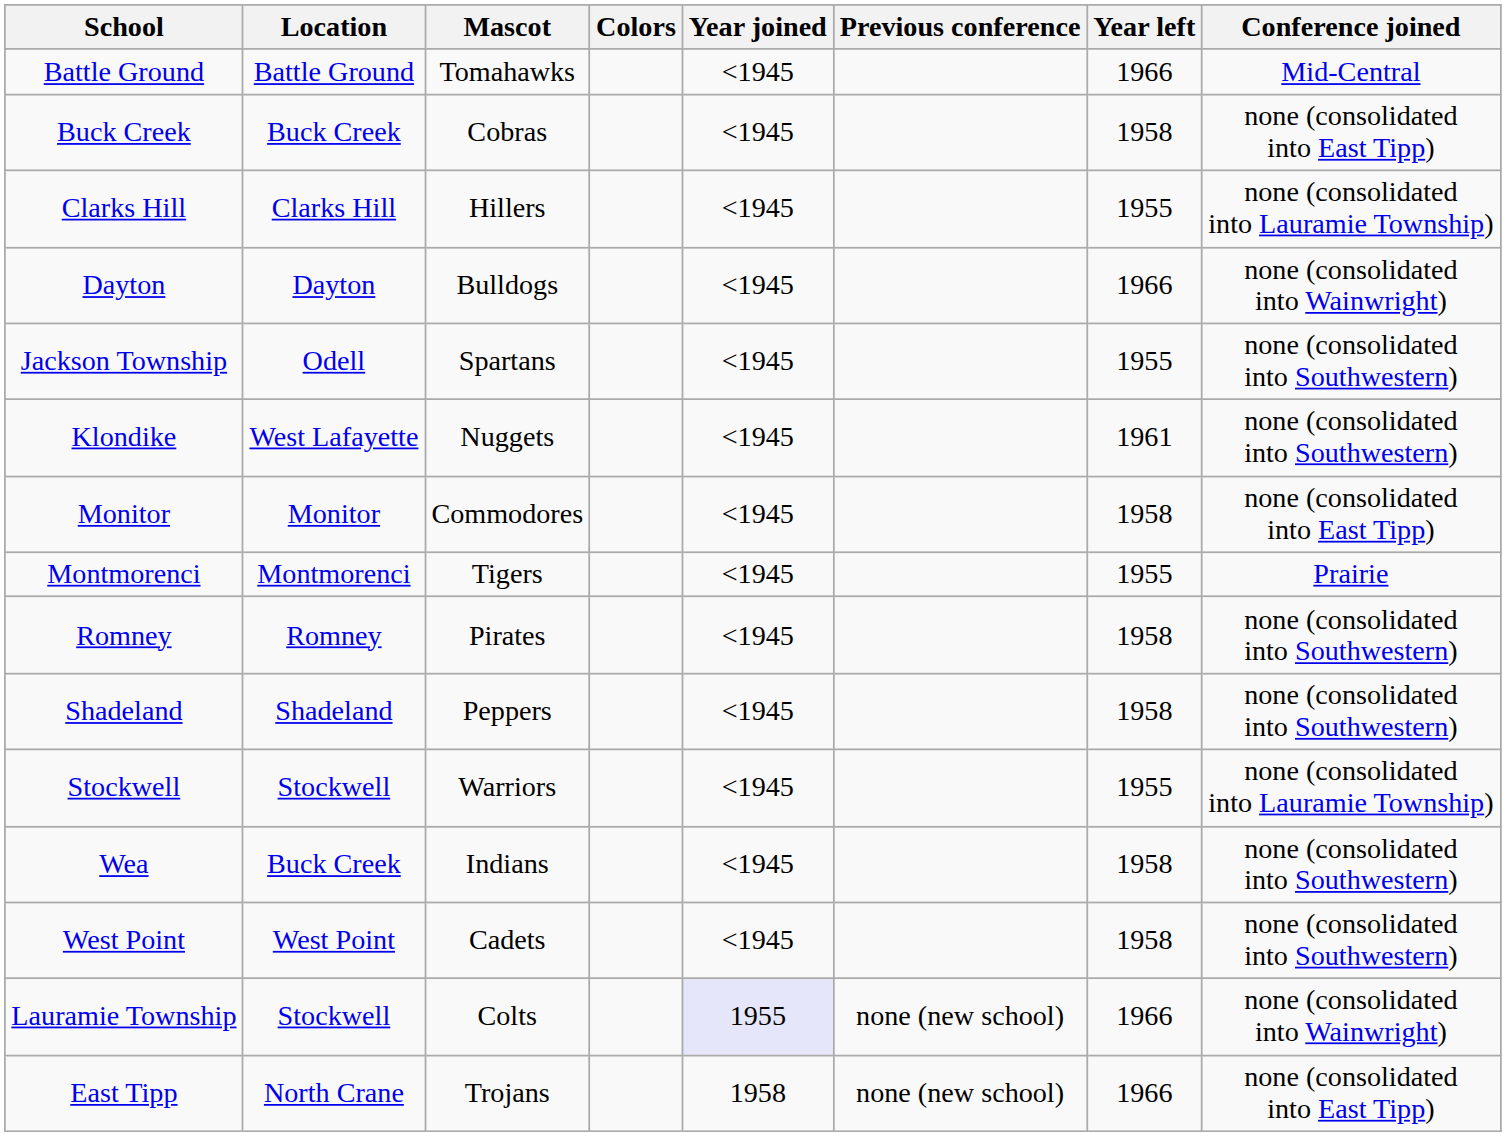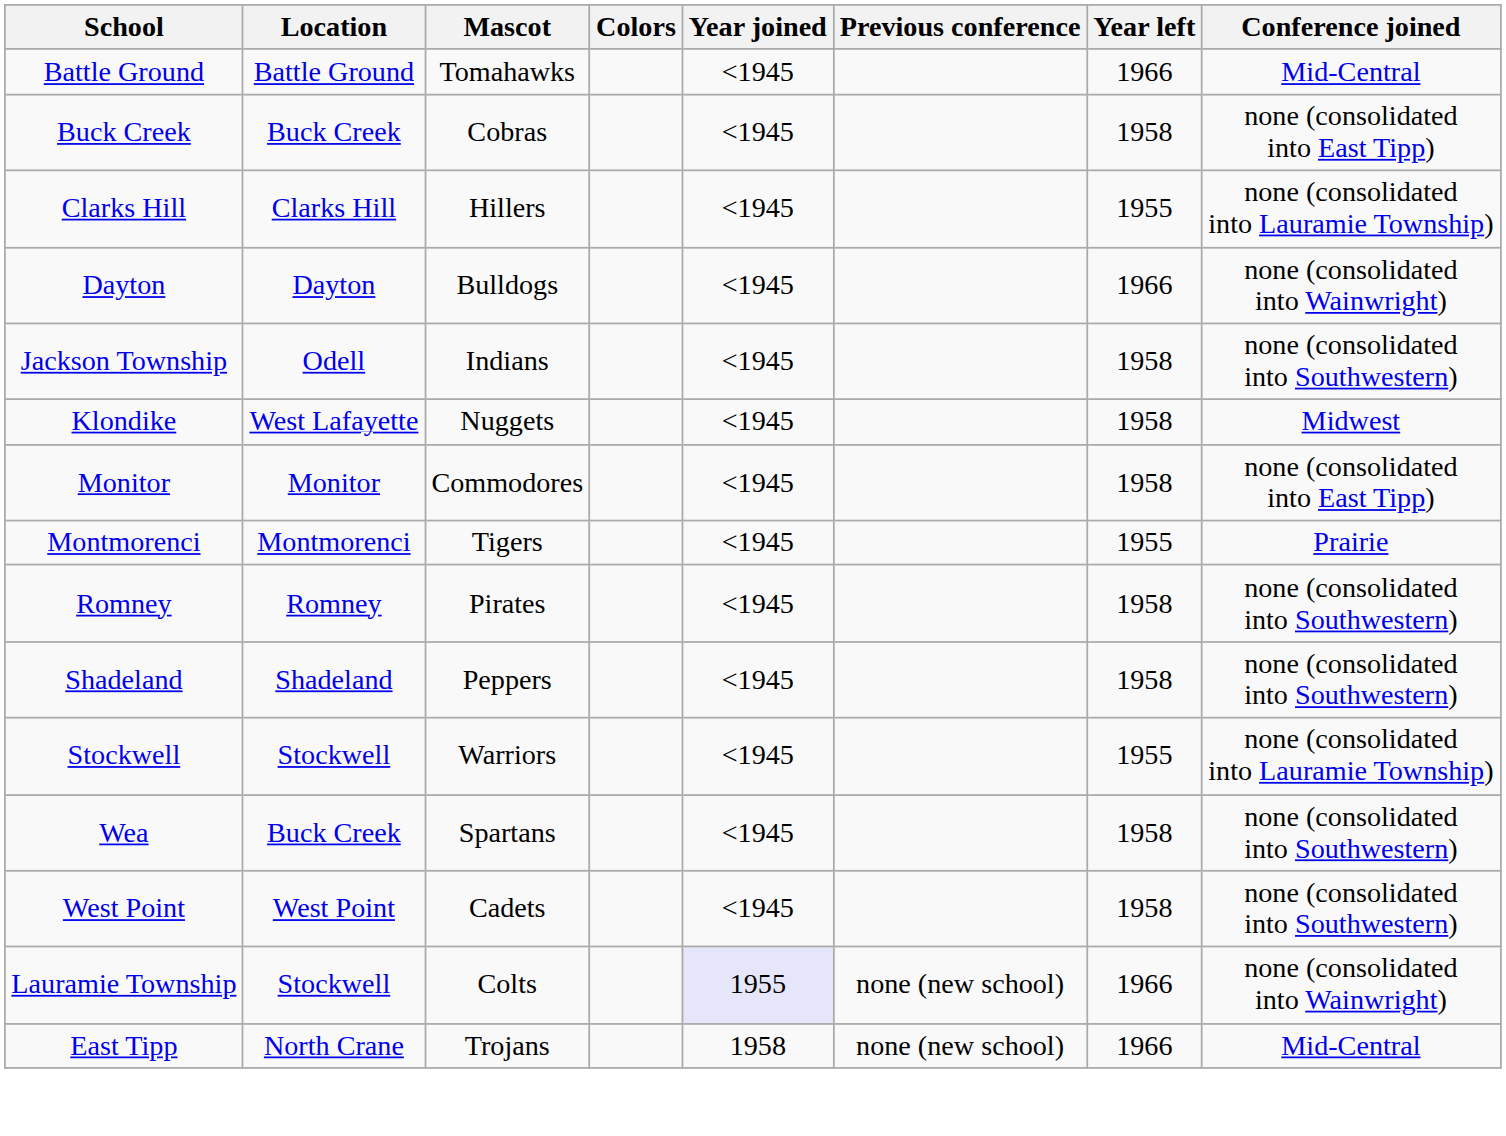(507, 361) Spartans -> (507, 361) Indians
(1144, 361) 1955 -> (1144, 361) 1958
(1144, 437) 1961 -> (1144, 421) 1958
(1351, 437) none (consolidated into Southwestern) -> (1351, 421) Midwest
(507, 863) Indians -> (507, 832) Spartans
(1351, 1092) none (consolidated into East Tipp) -> (1351, 1045) Mid-Central
